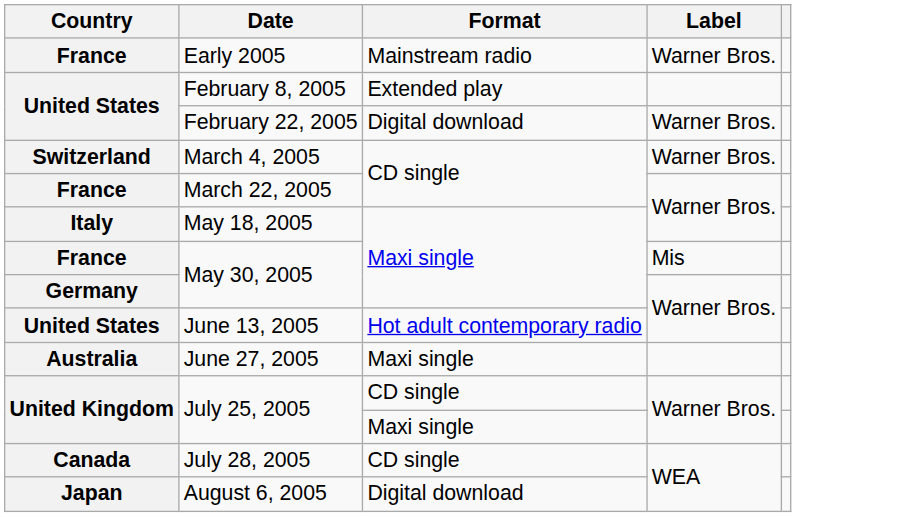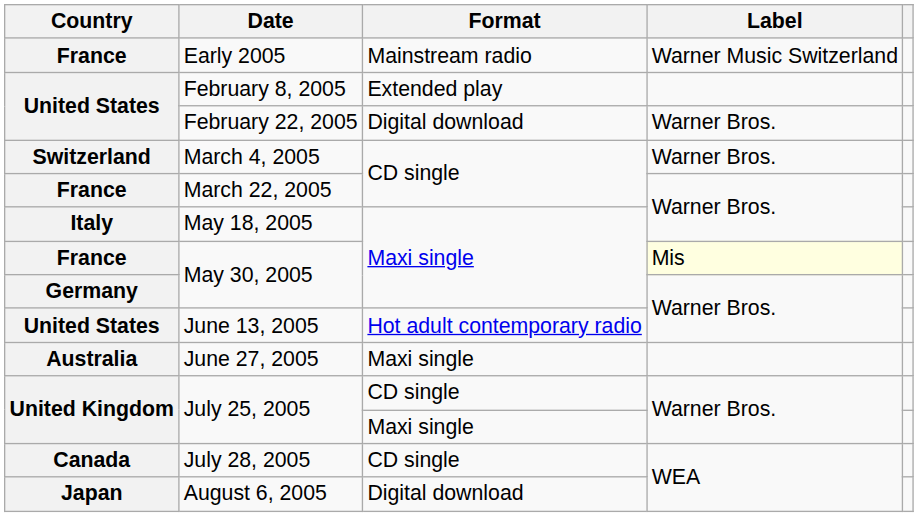(714, 55) Warner Bros. -> (775, 55) Warner Music Switzerland
(668, 257) no background -> (668, 257) lightyellow background
